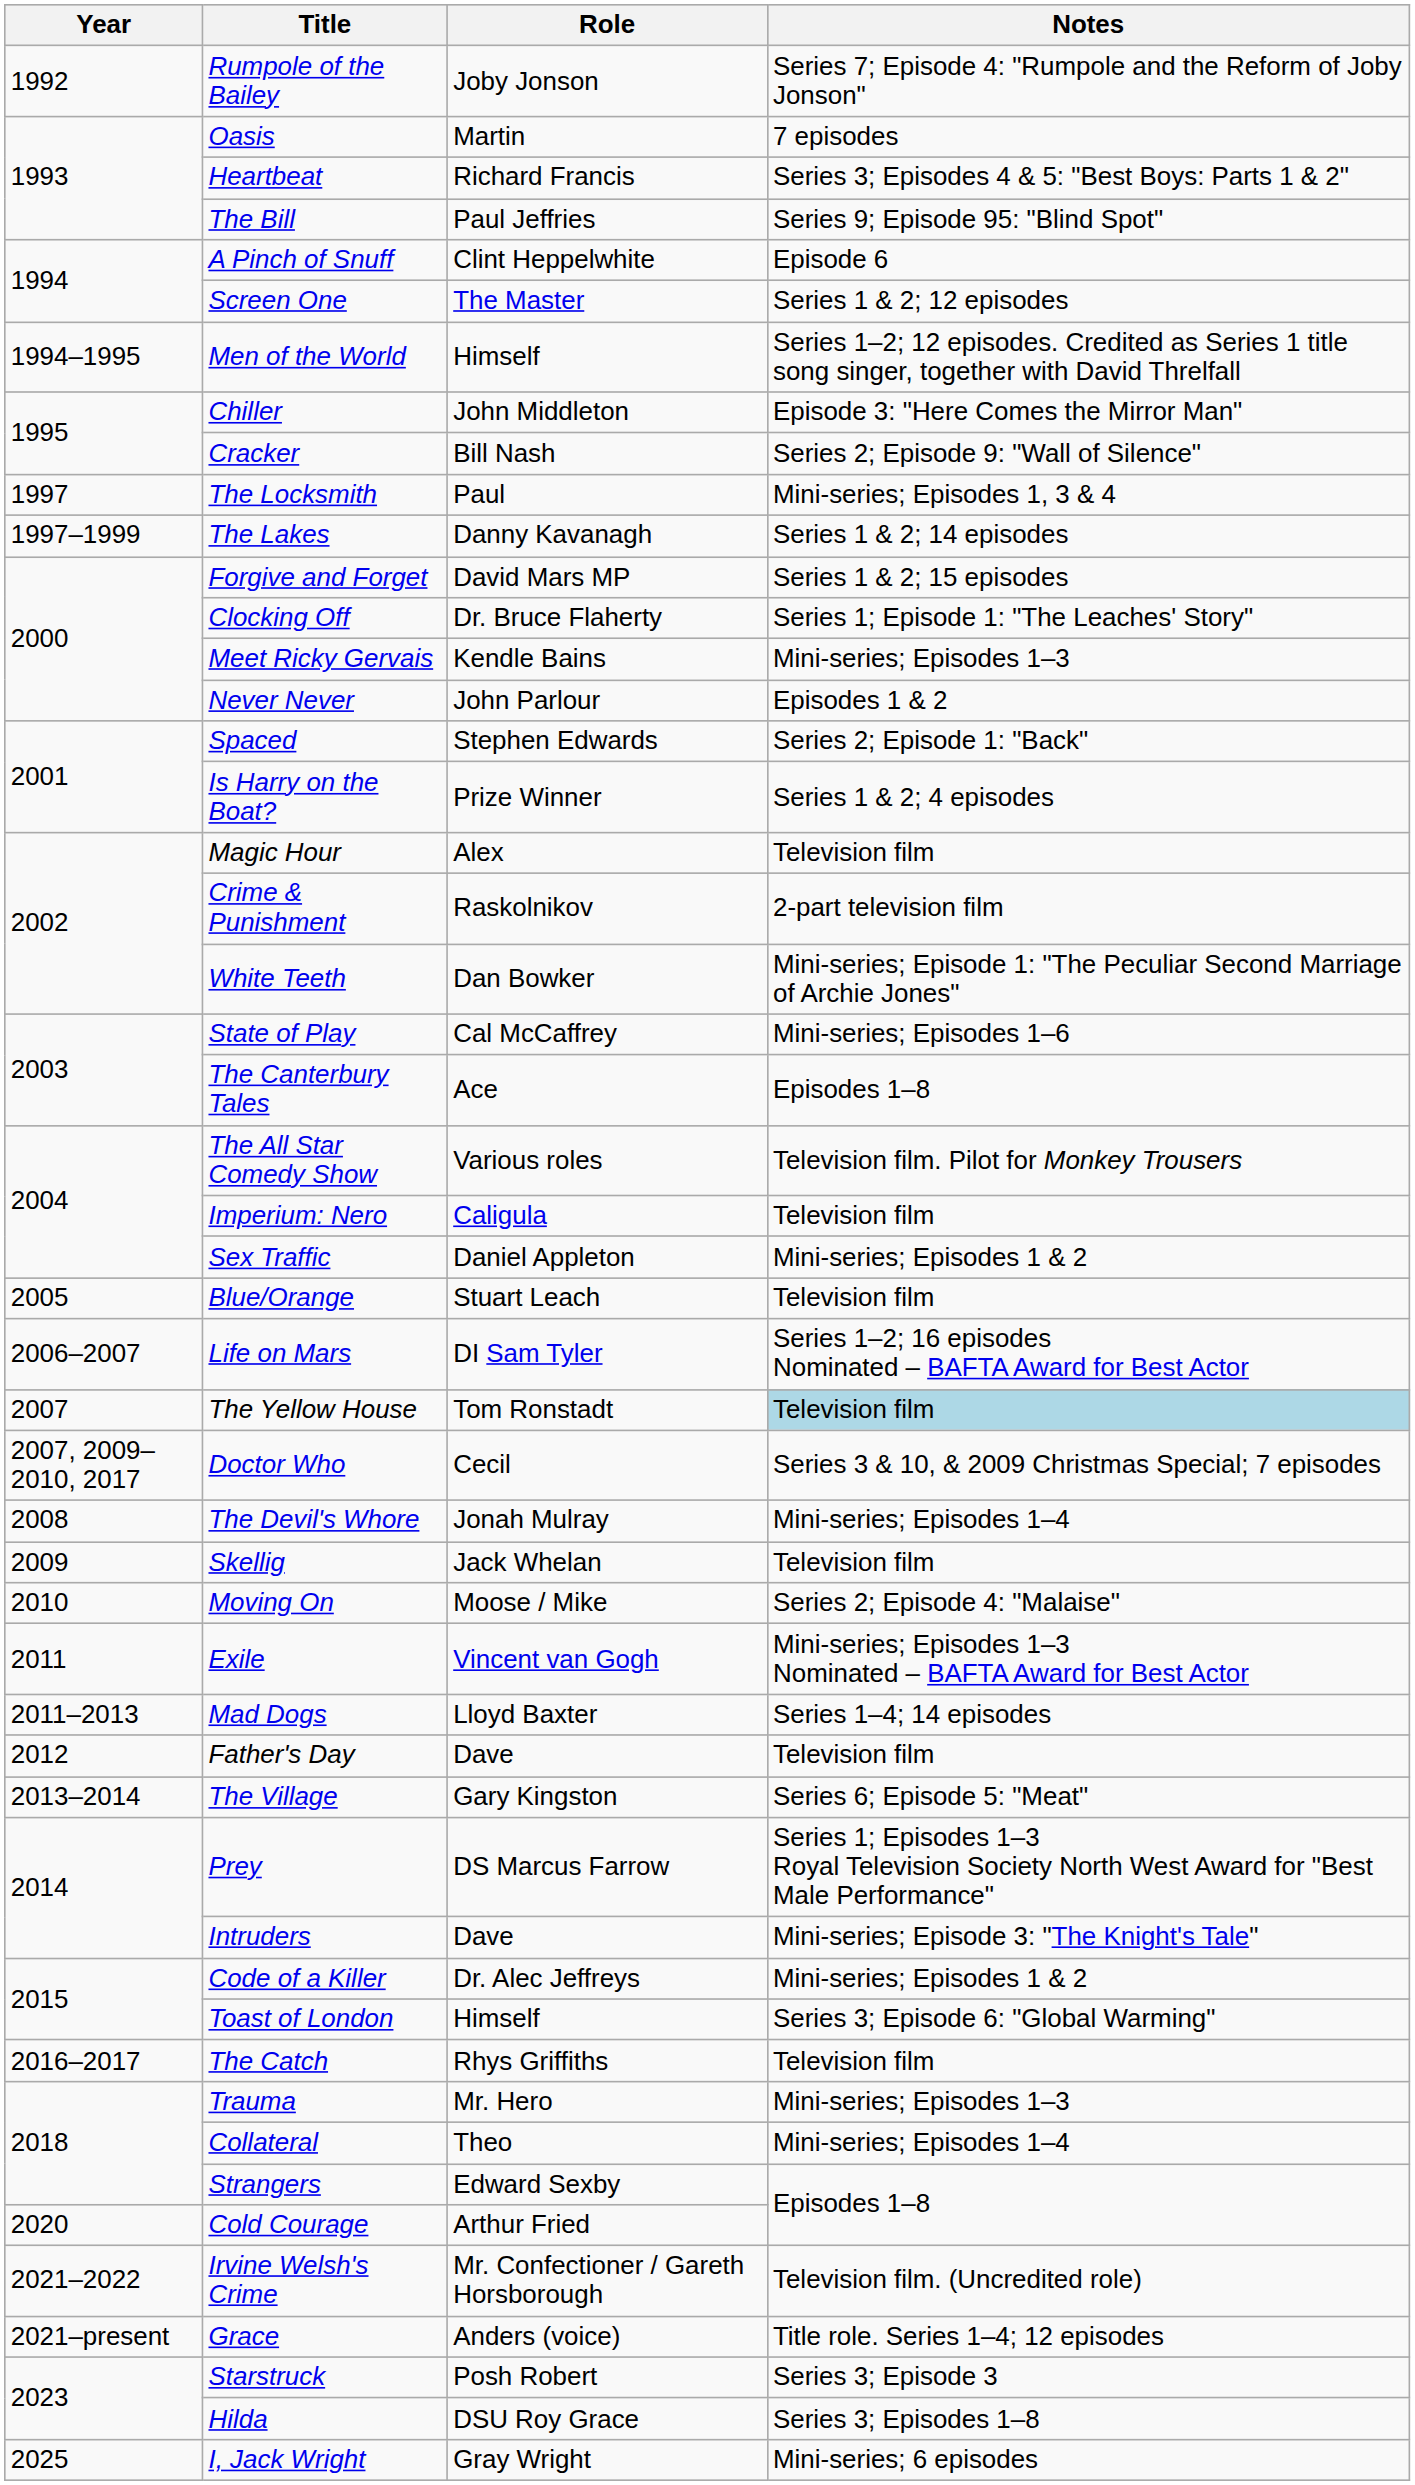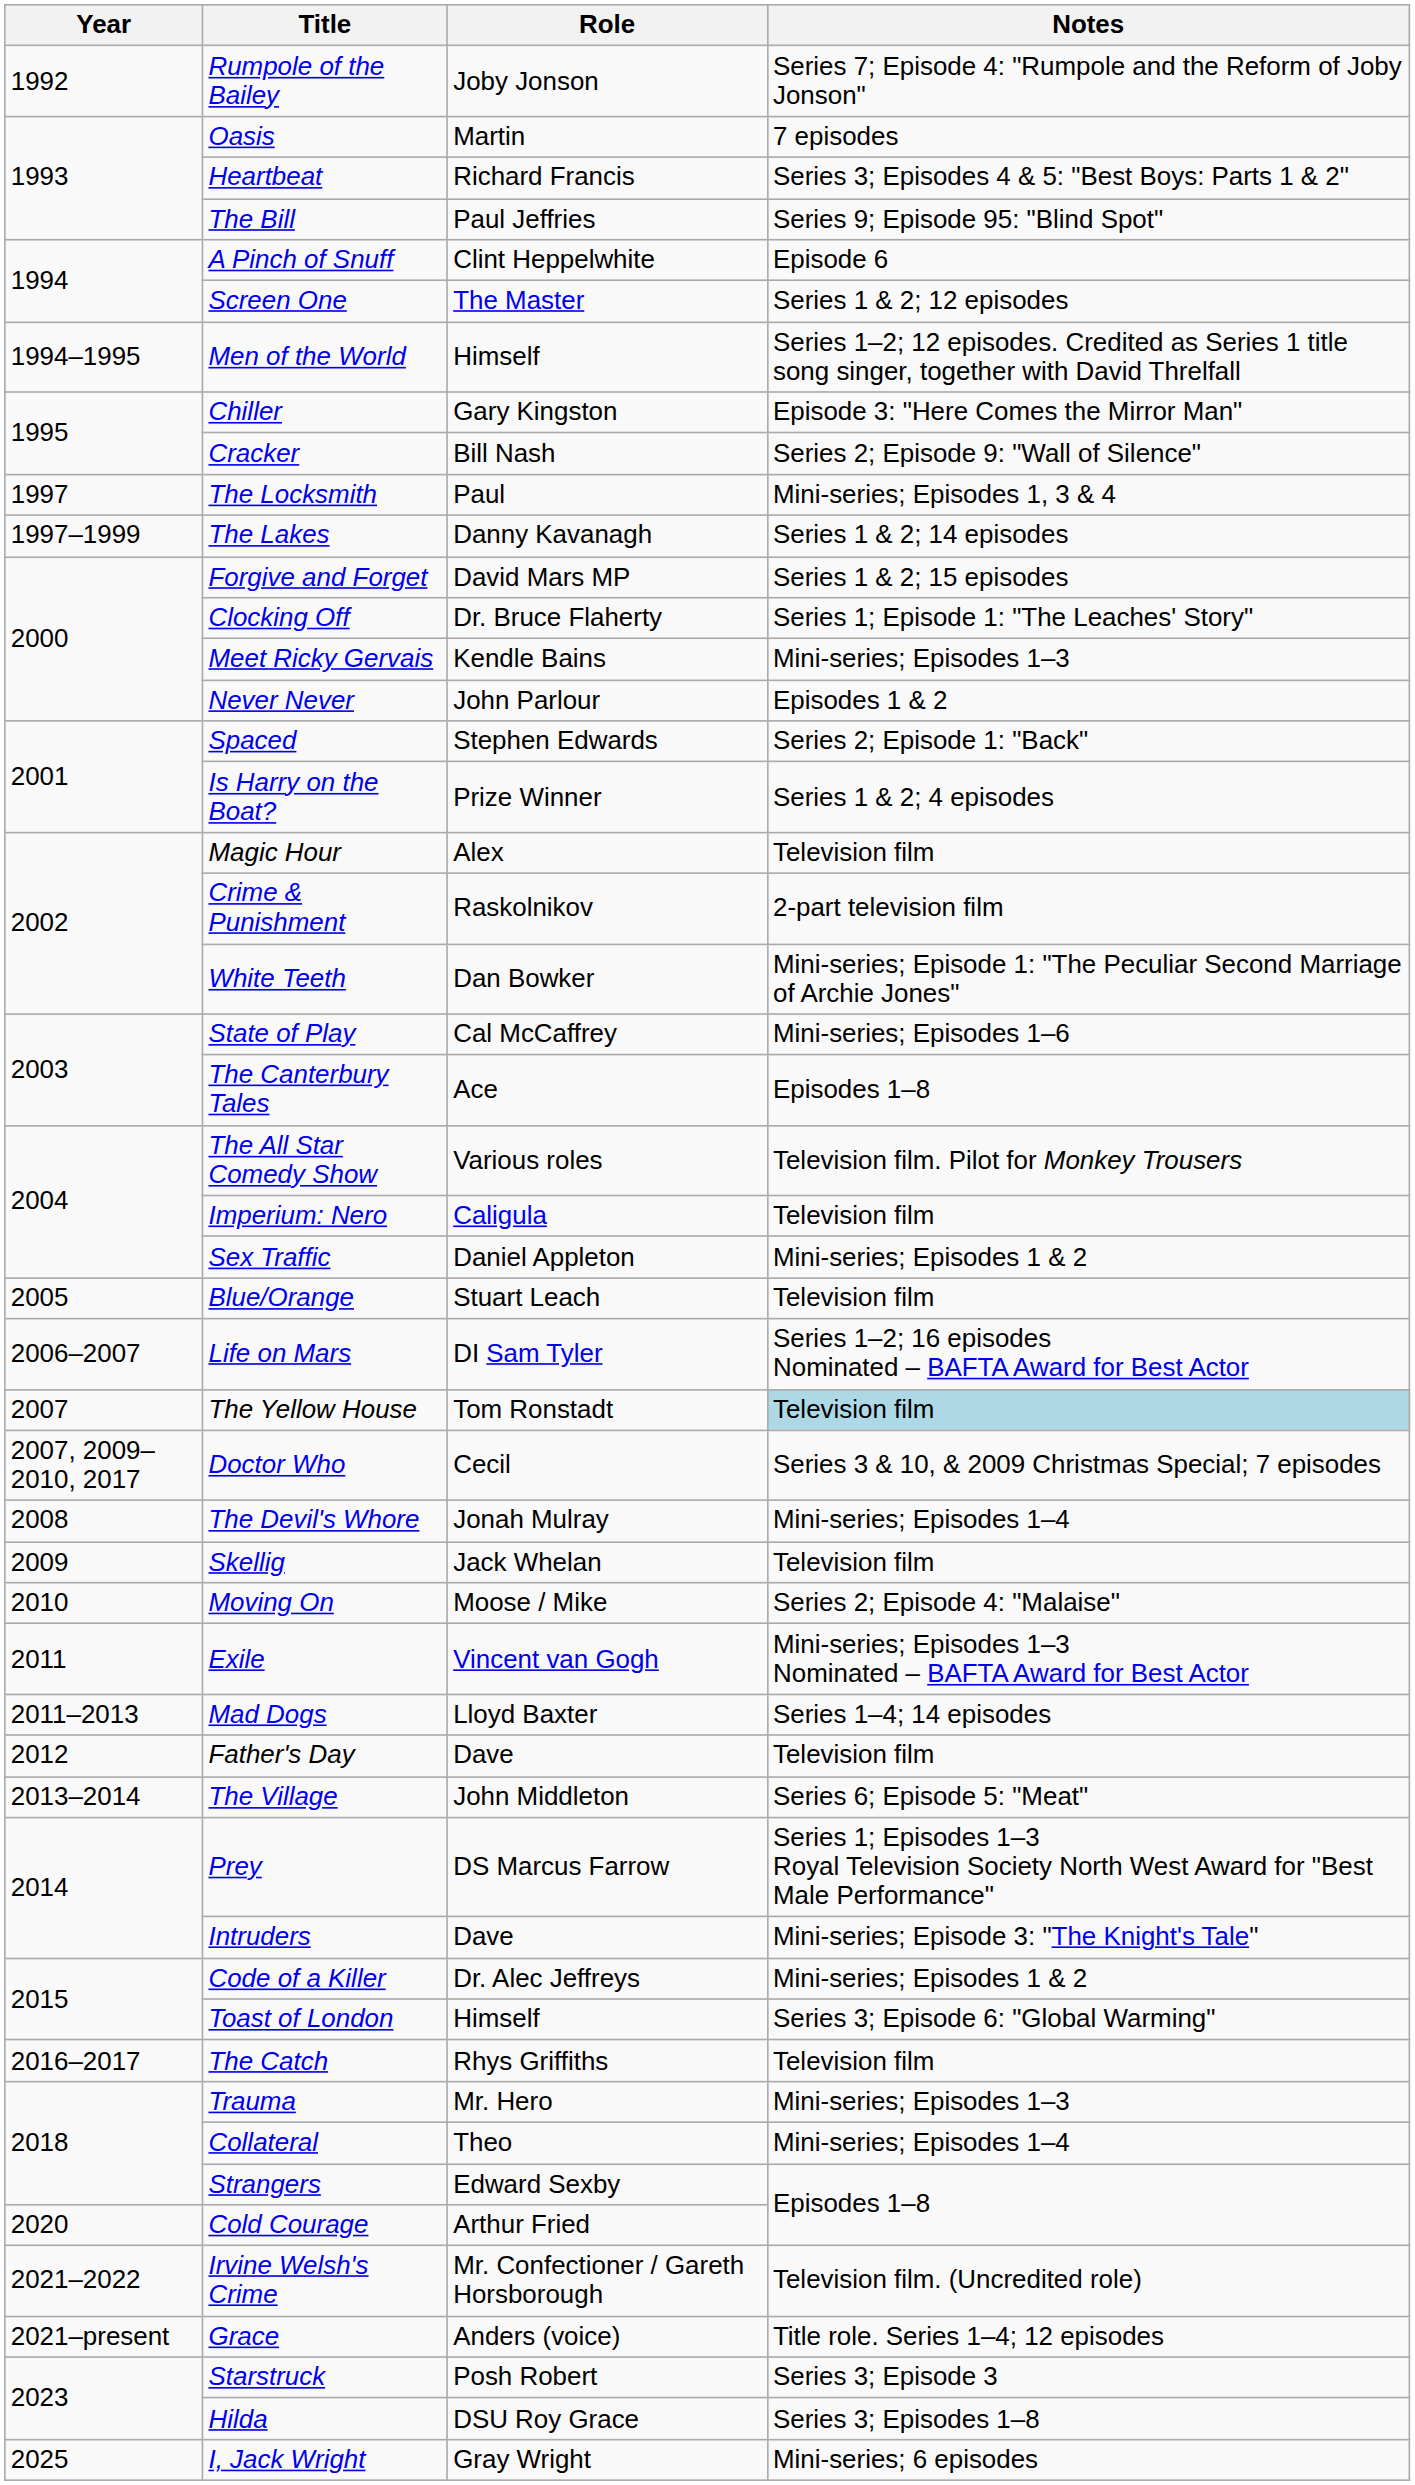(541, 412) John Middleton -> (535, 412) Gary Kingston
(535, 1796) Gary Kingston -> (541, 1796) John Middleton
